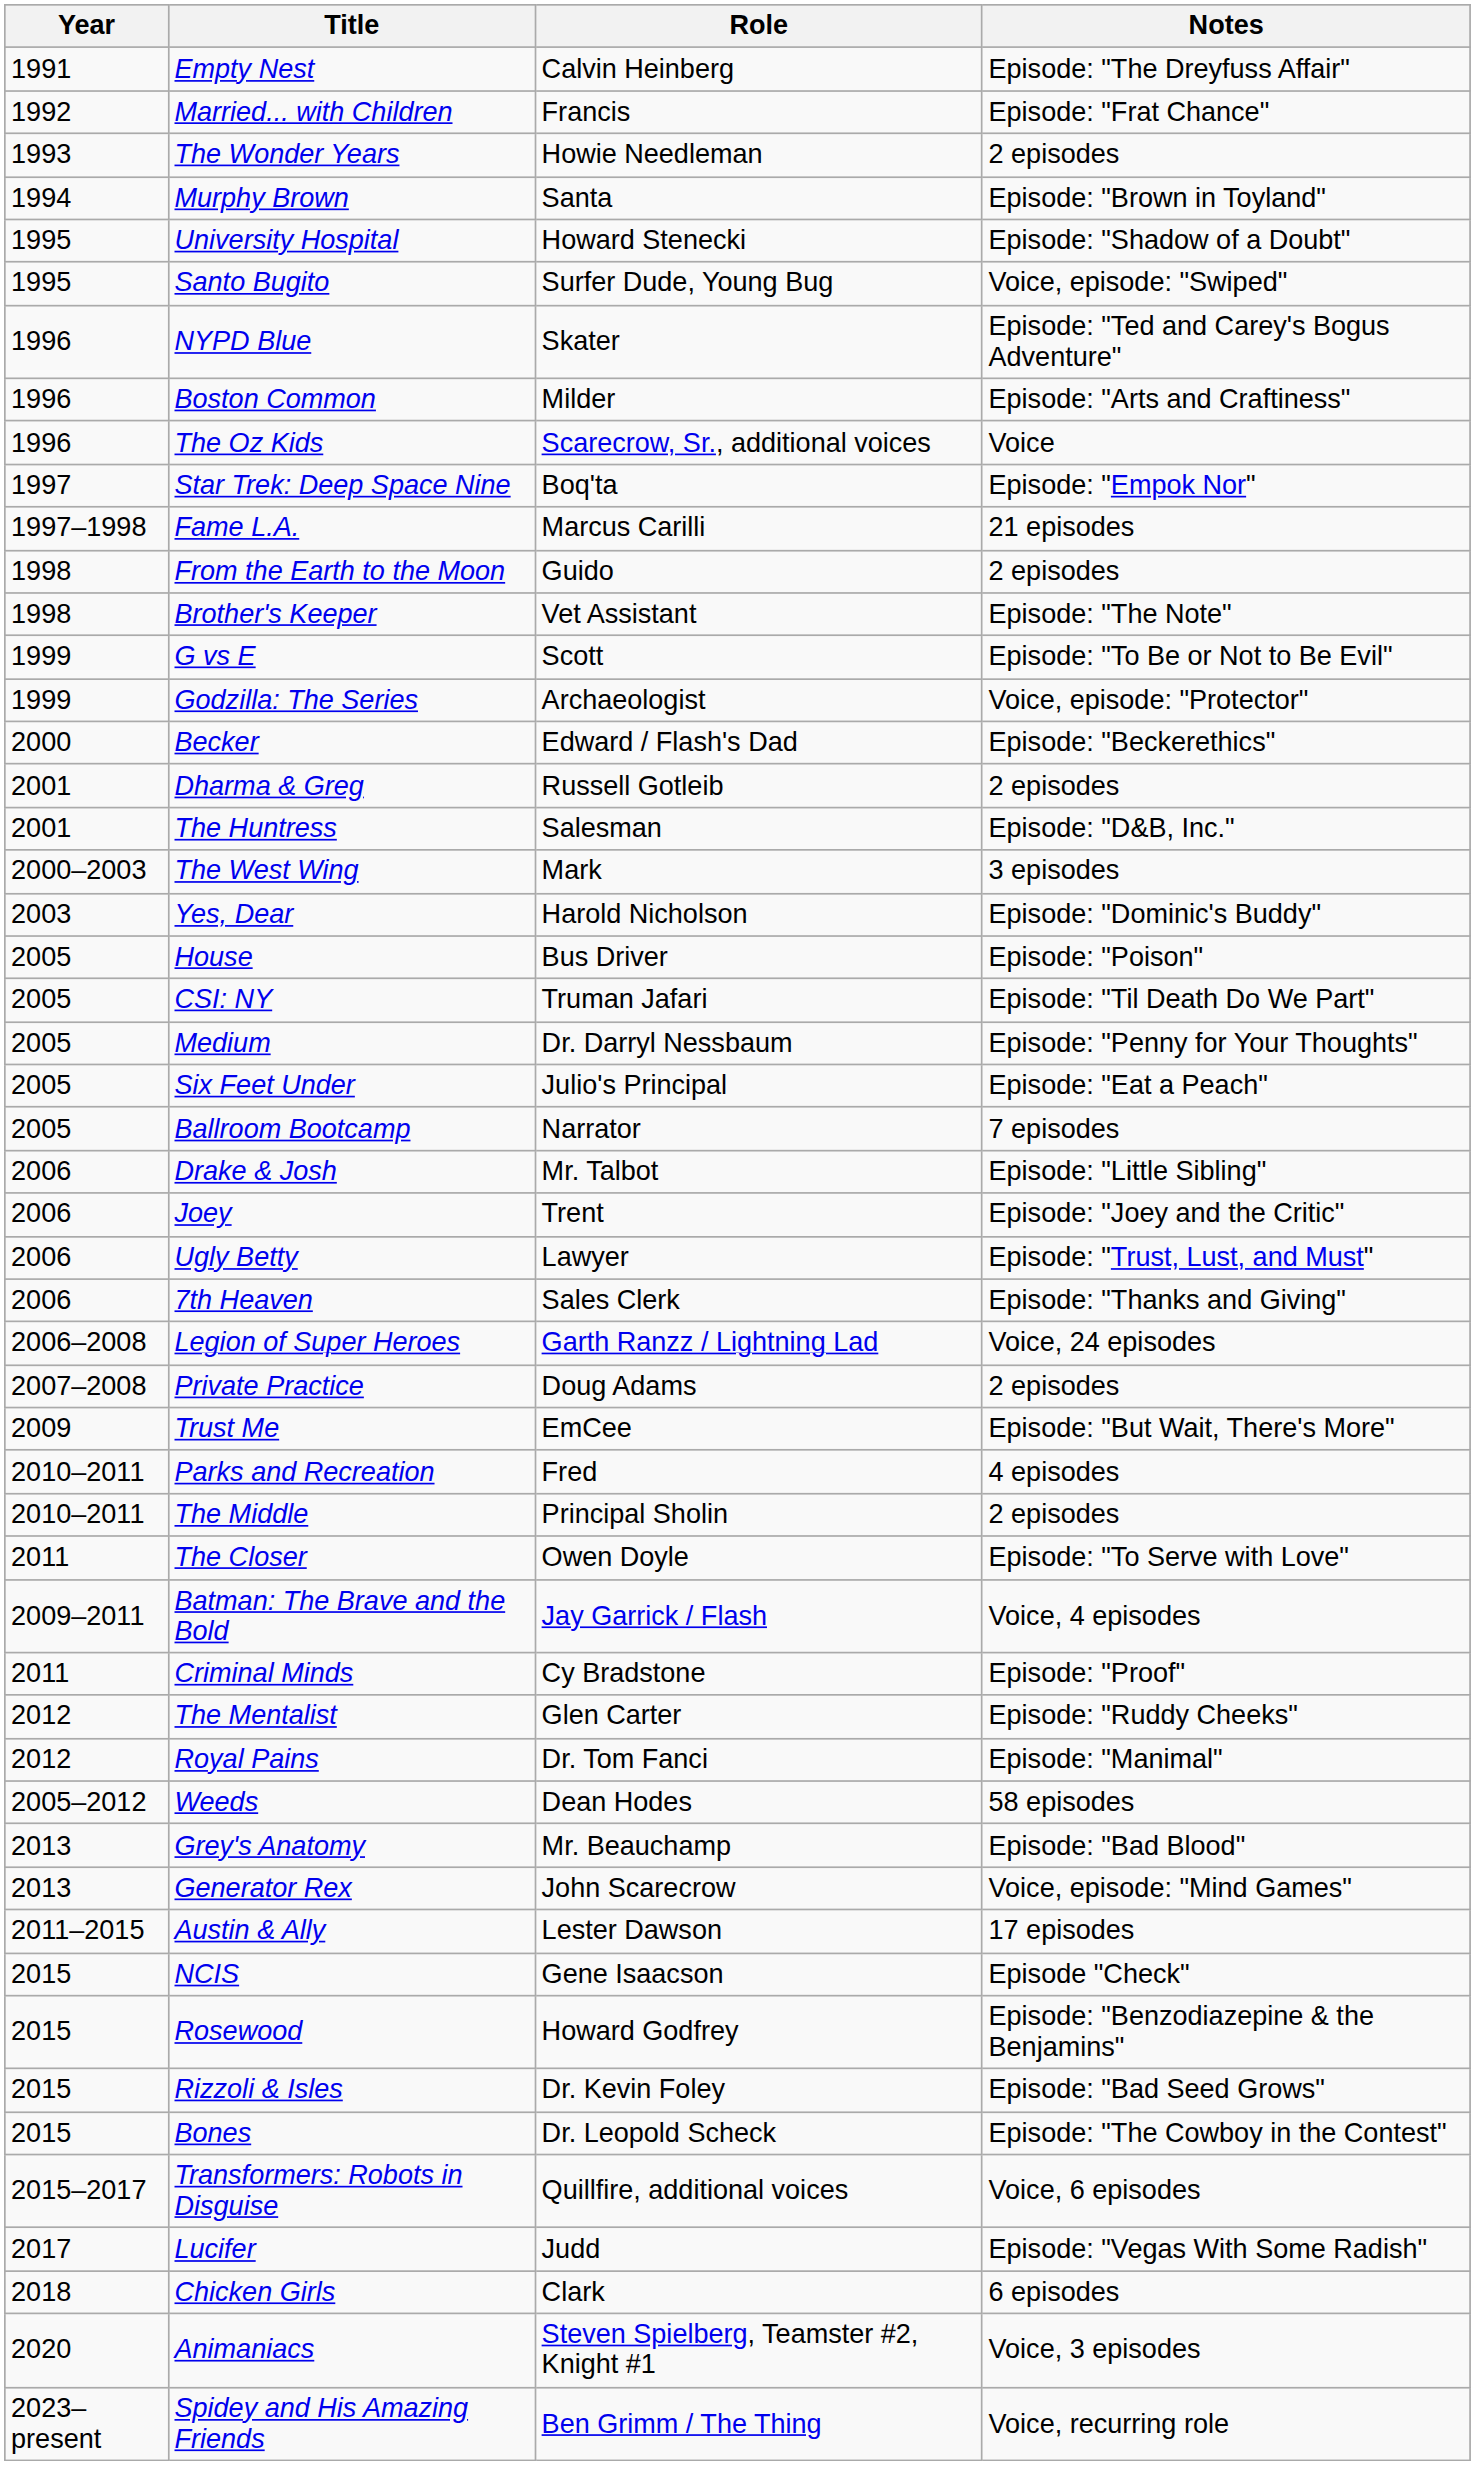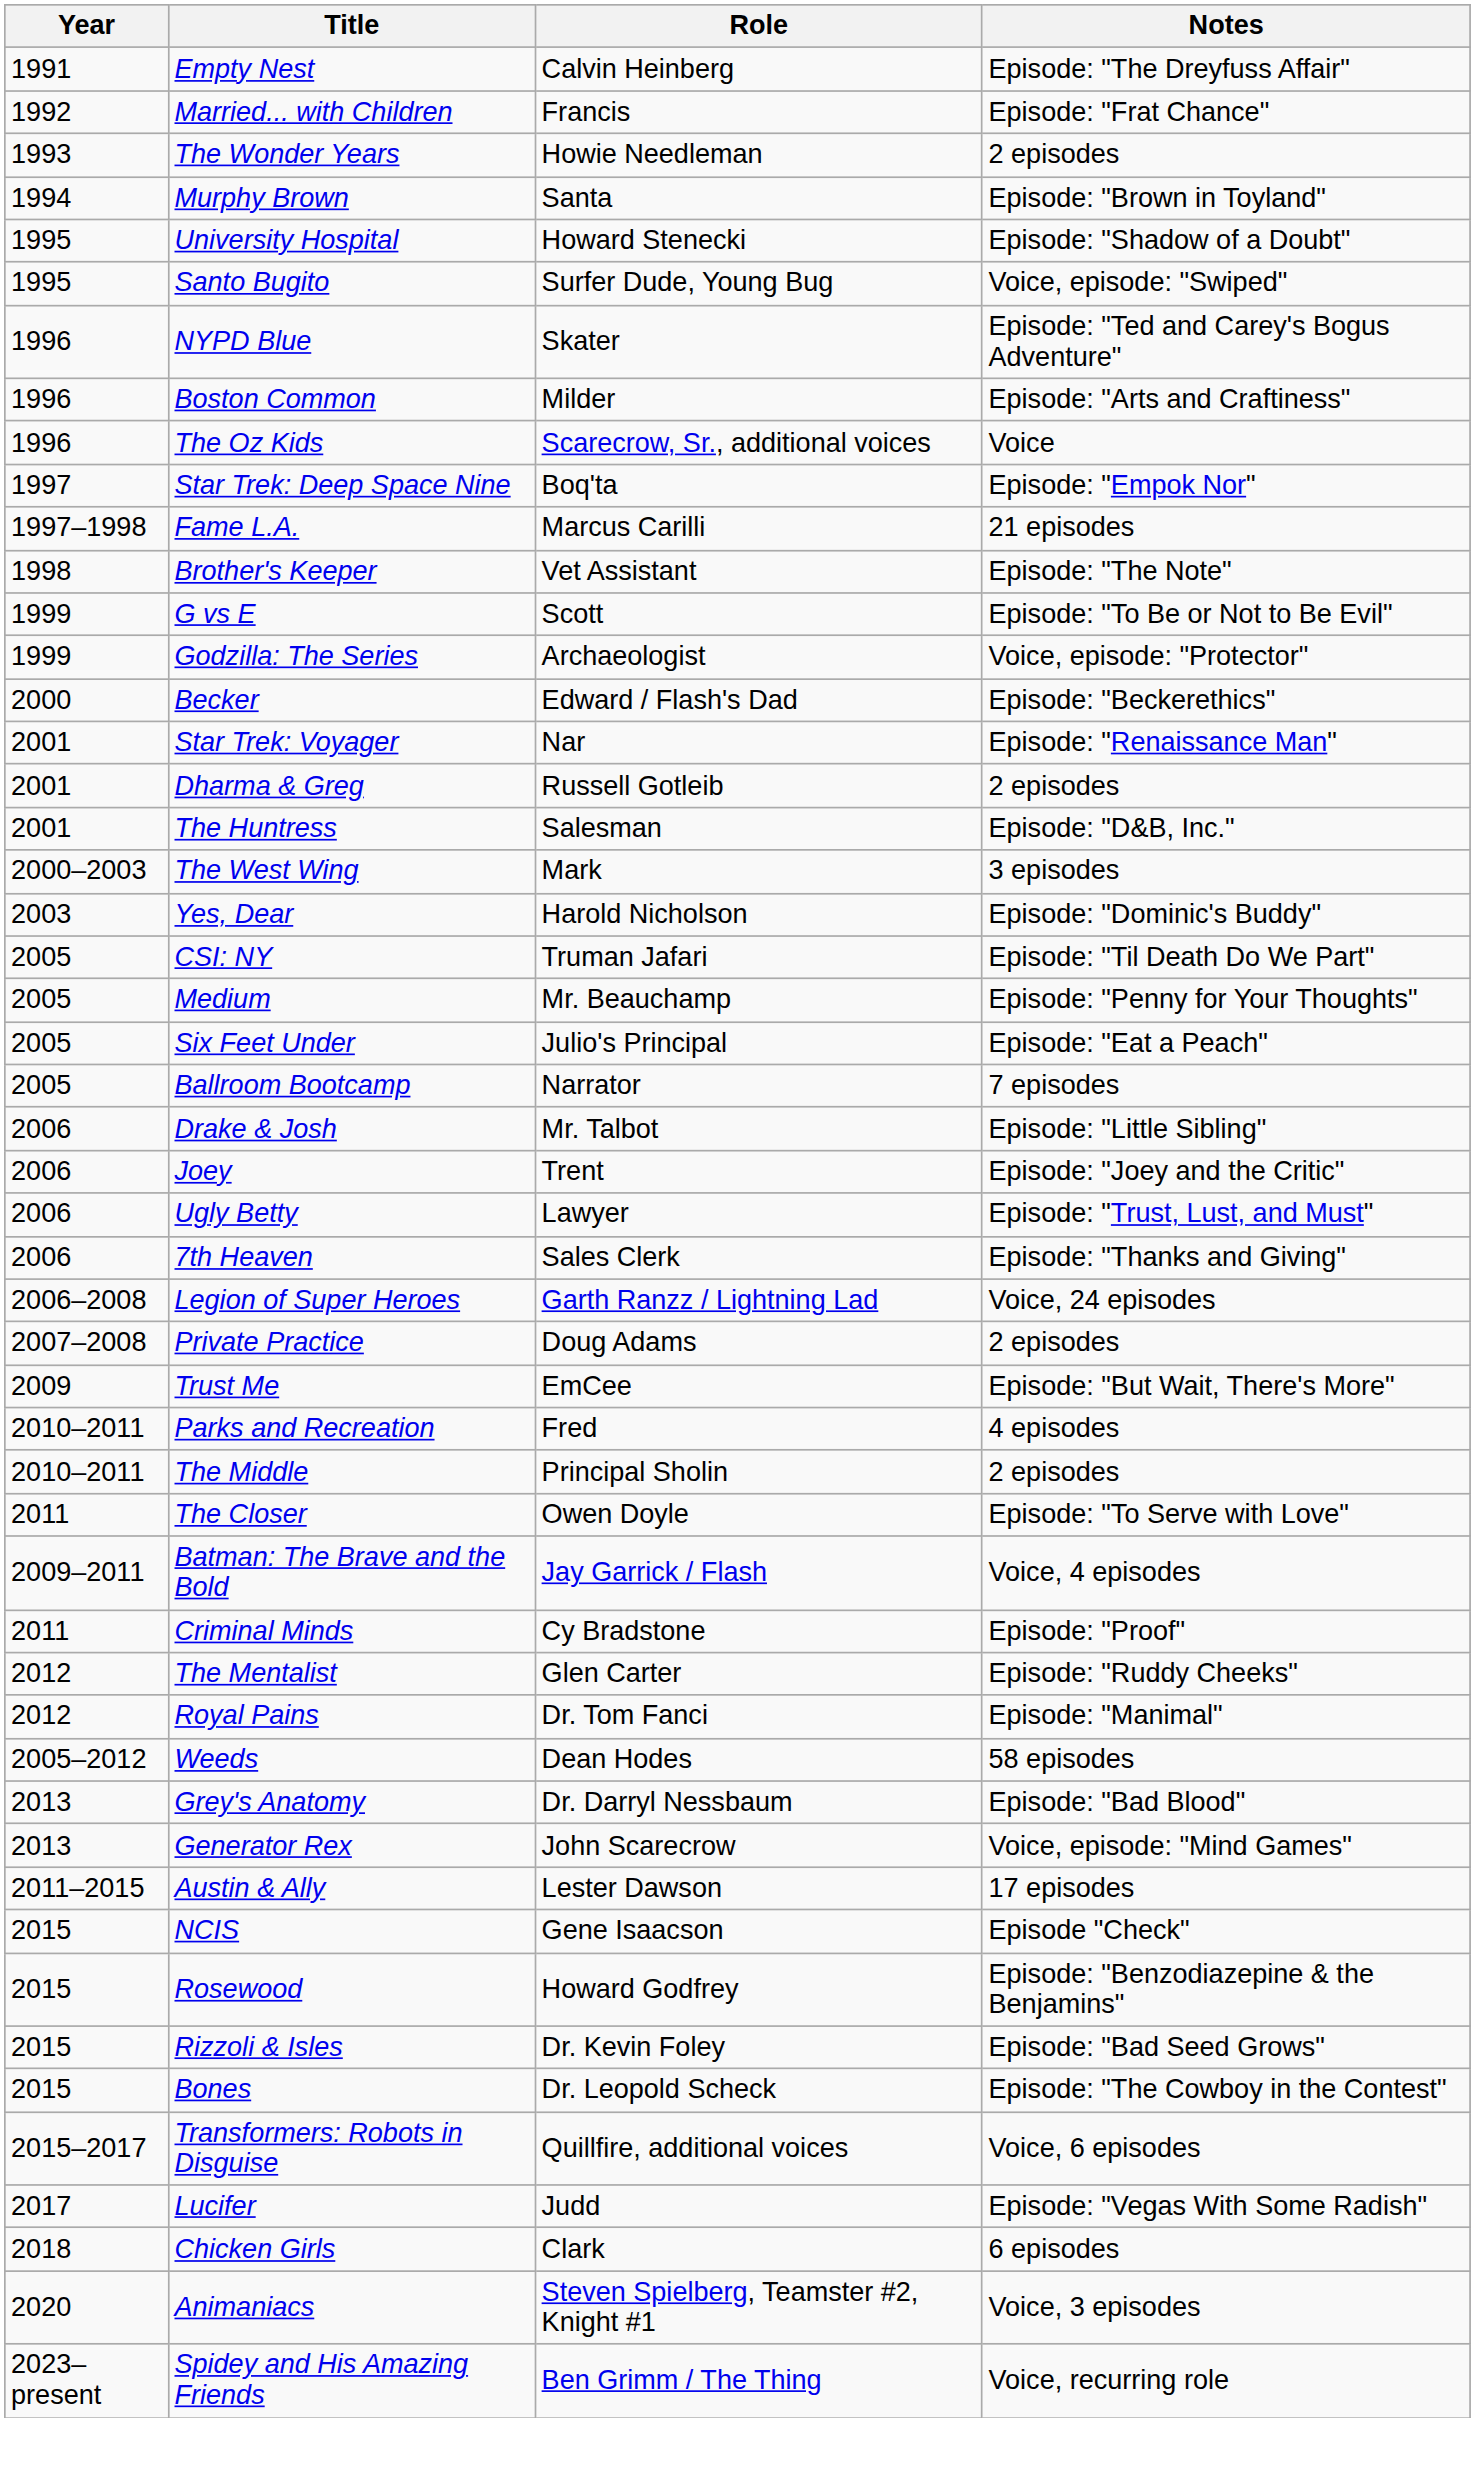- row: (340, 570)
+ row: (286, 742)
- row: (214, 956)
(667, 1042) Dr. Darryl Nessbaum -> (636, 999) Mr. Beauchamp
(636, 1845) Mr. Beauchamp -> (667, 1802) Dr. Darryl Nessbaum
